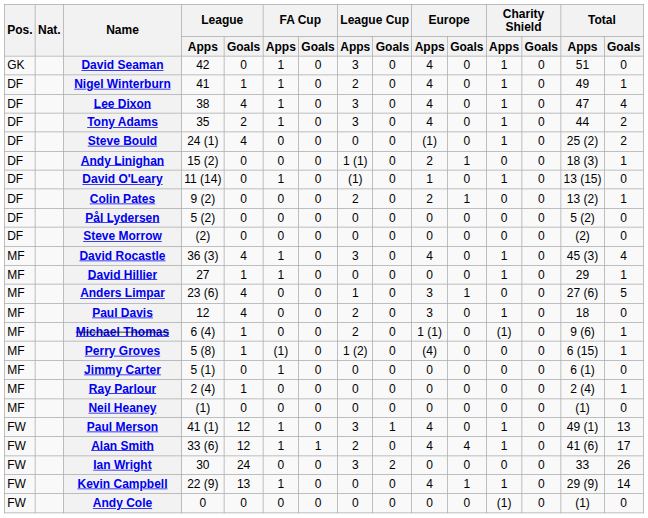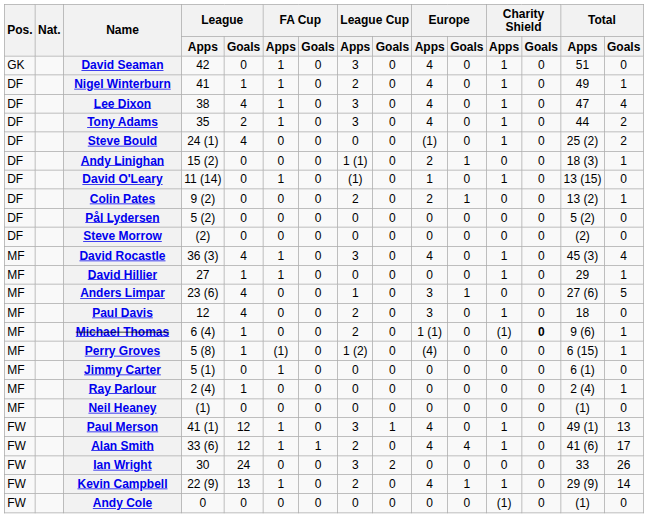(541, 332) normal -> (541, 332) bold
(355, 484) 0 -> (355, 484) 2
